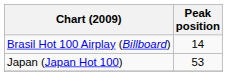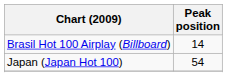(198, 62) 53 -> (198, 62) 54
